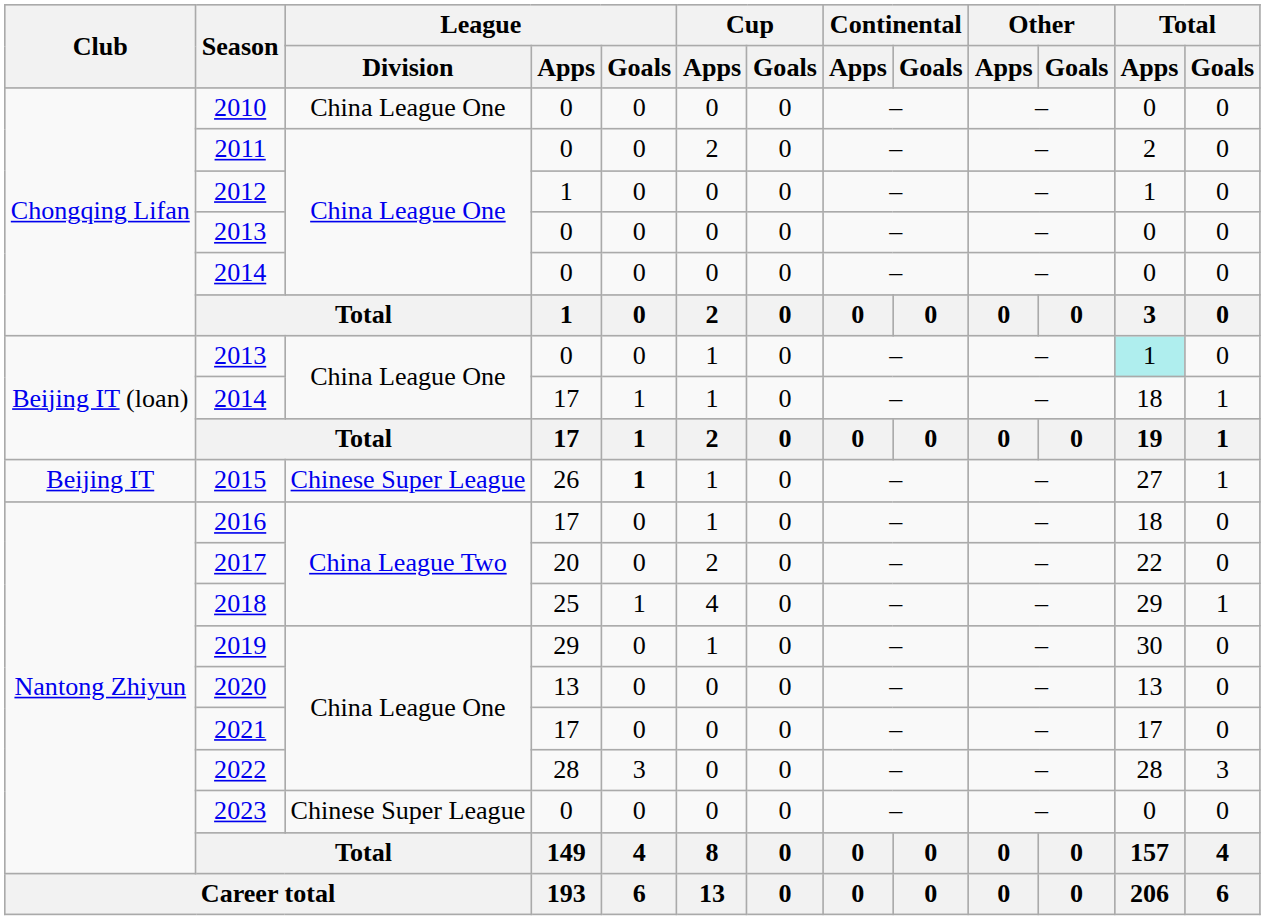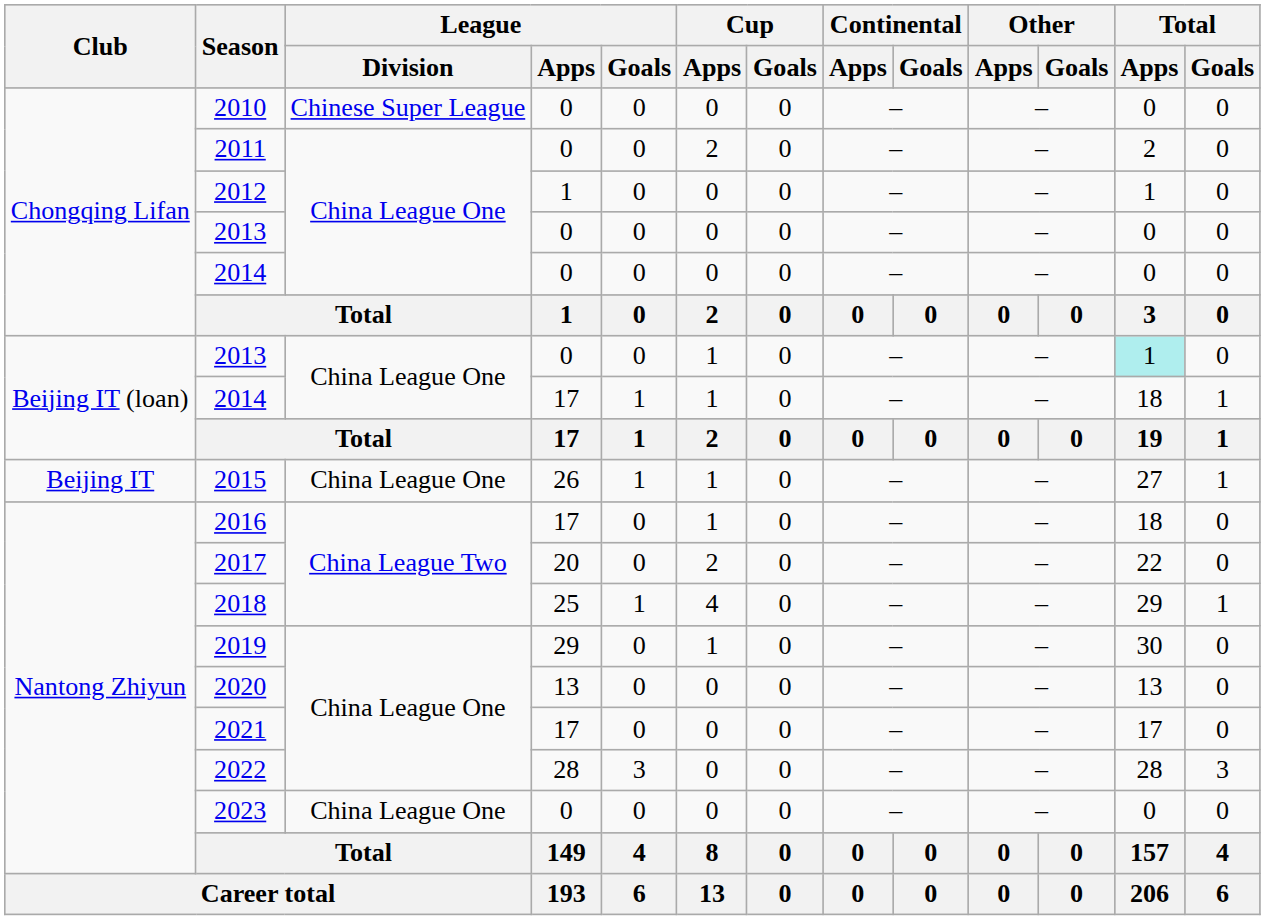(408, 107) China League One -> (408, 107) Chinese Super League
(408, 480) Chinese Super League -> (408, 480) China League One
(639, 480) bold -> (639, 480) normal
(408, 811) Chinese Super League -> (408, 811) China League One
